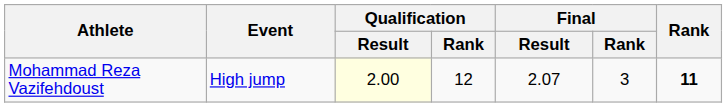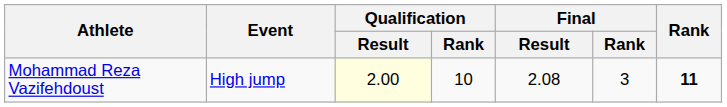(464, 80) 12 -> (464, 80) 10
(544, 80) 2.07 -> (544, 80) 2.08
